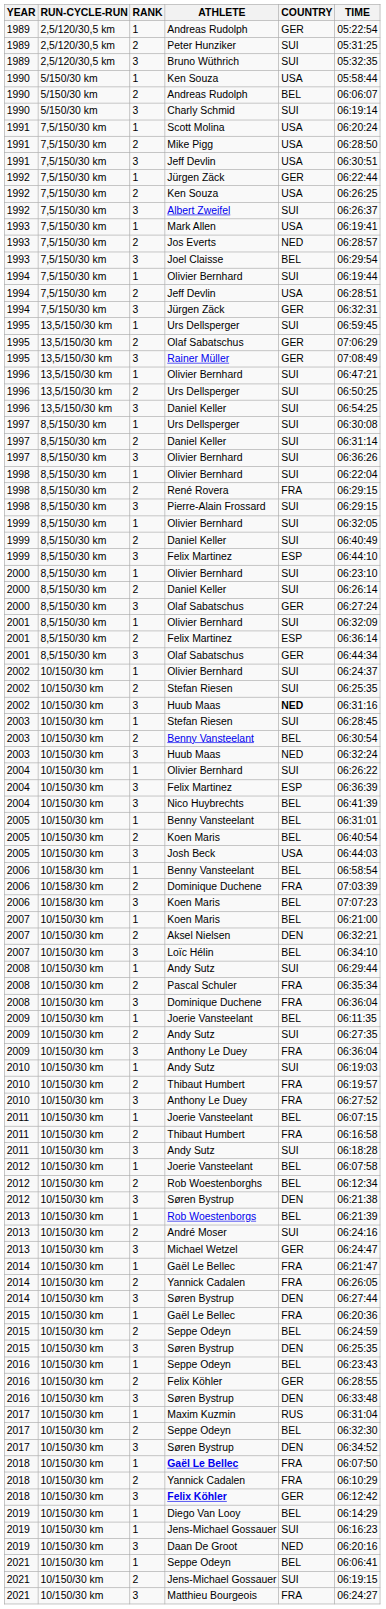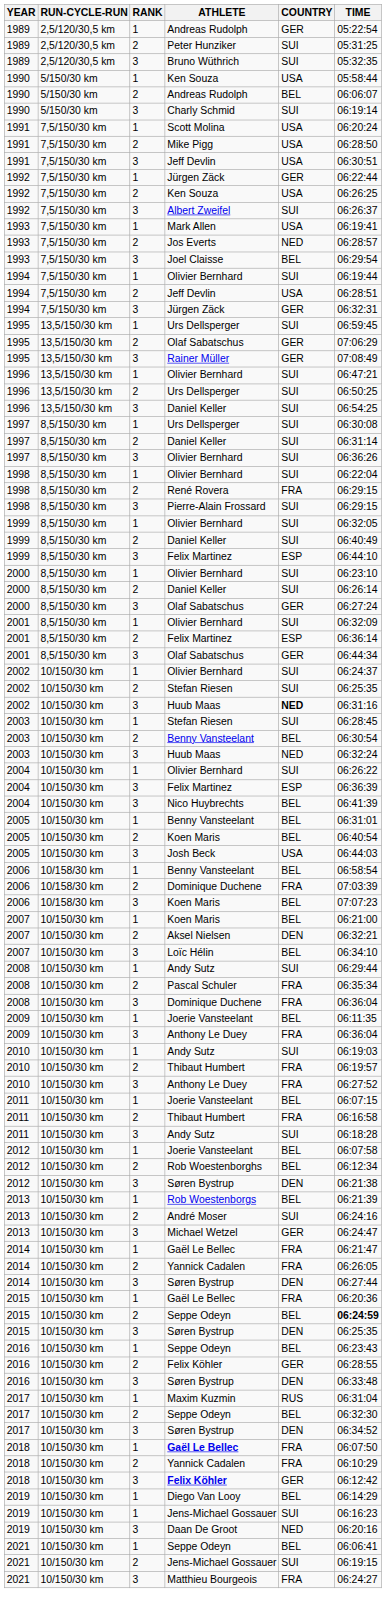- row: (18, 1035)
(357, 1332) normal -> (358, 1315) bold
